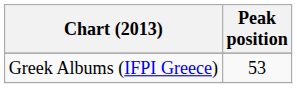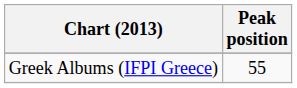(257, 67) 53 -> (257, 67) 55
